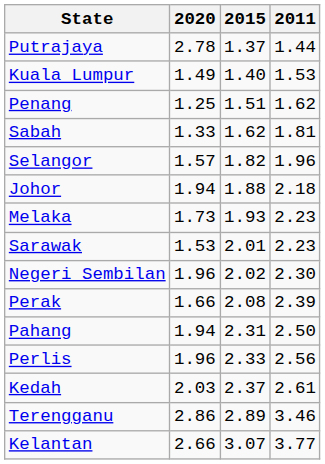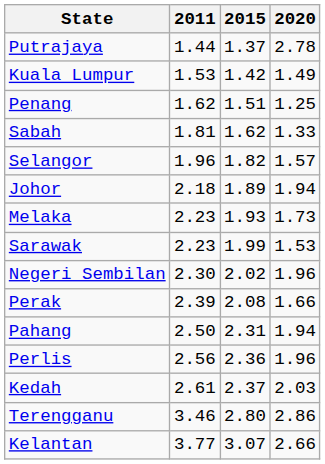columns swapped: (295, 19) <-> (195, 19)
(245, 76) 1.40 -> (245, 76) 1.42
(245, 189) 1.88 -> (245, 189) 1.89
(245, 246) 2.01 -> (245, 246) 1.99
(245, 360) 2.33 -> (245, 360) 2.36
(245, 416) 2.89 -> (245, 416) 2.80
